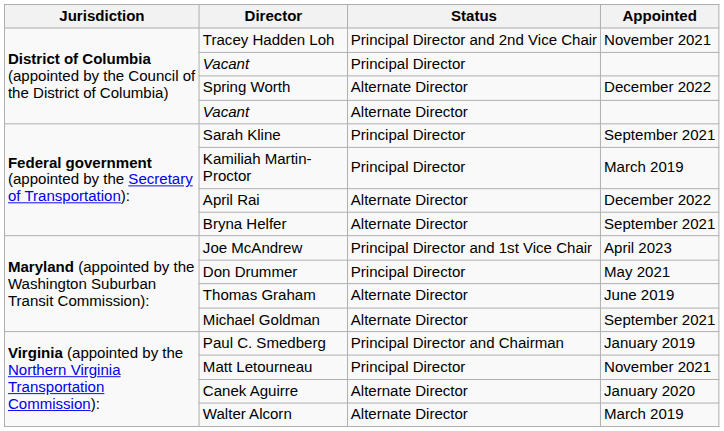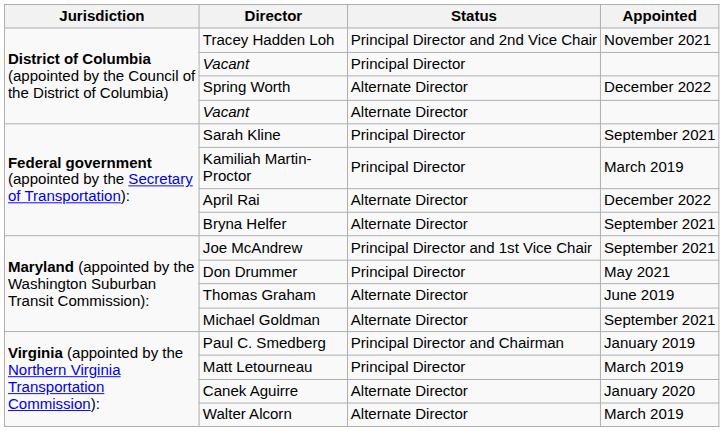(638, 248) April 2023 -> (660, 248) September 2021
(658, 367) November 2021 -> (644, 367) March 2019
